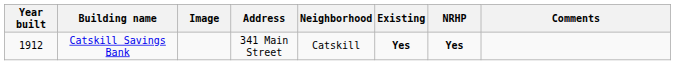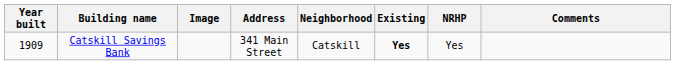(31, 46) 1912 -> (31, 46) 1909
(455, 46) bold -> (455, 46) normal
